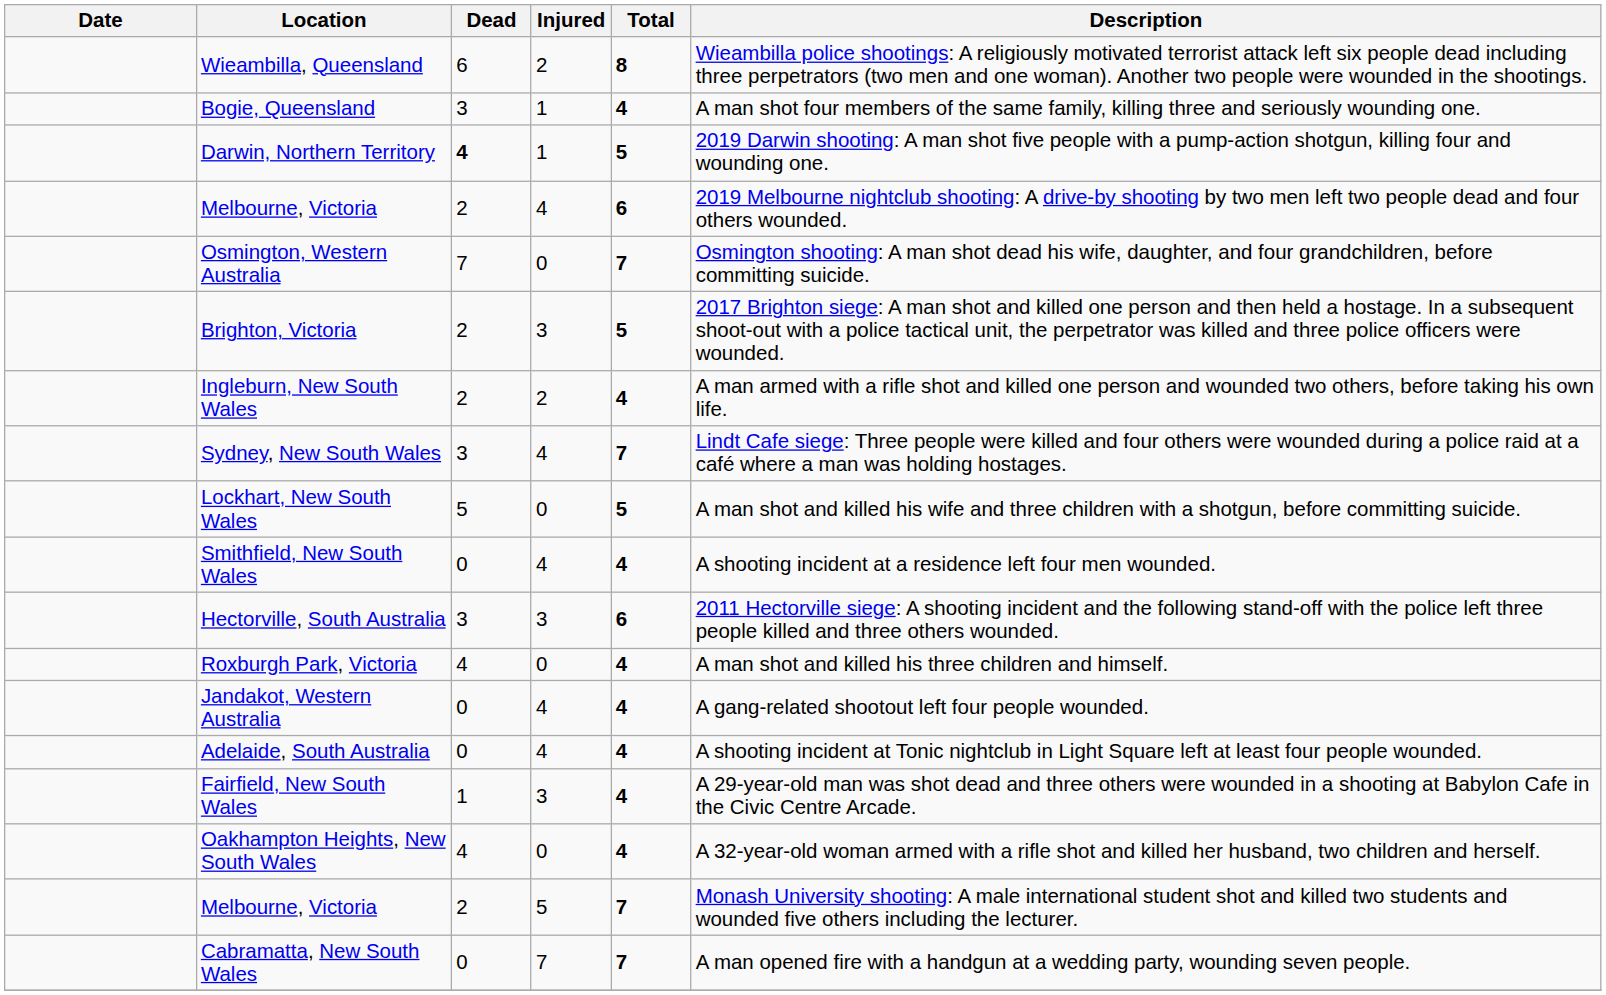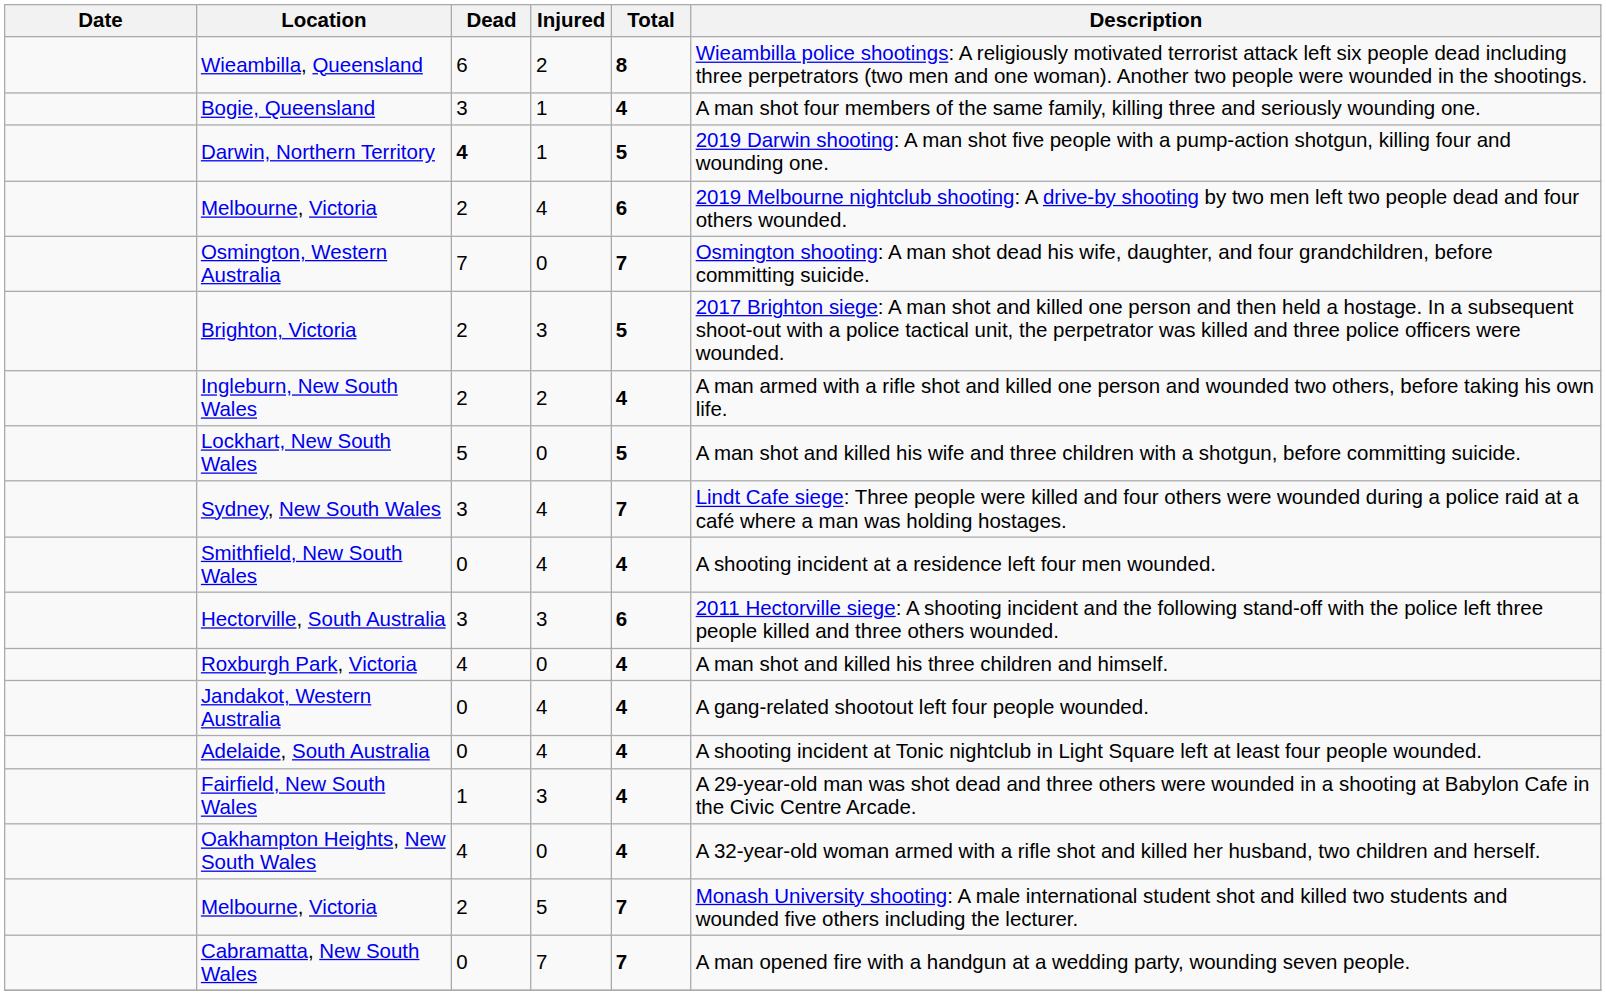rows swapped: (321, 453) <-> (296, 508)
